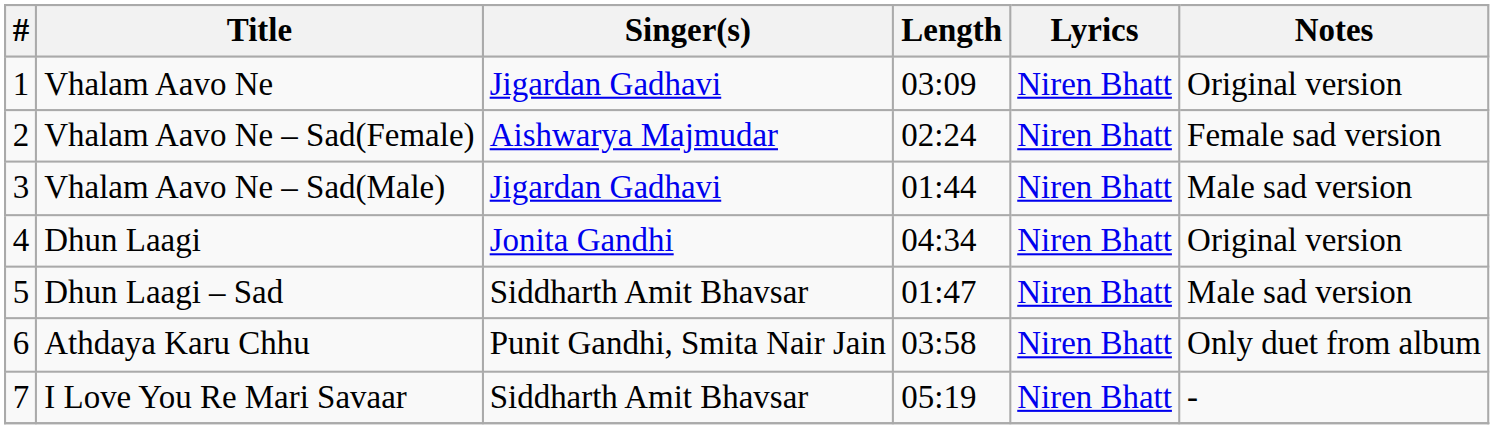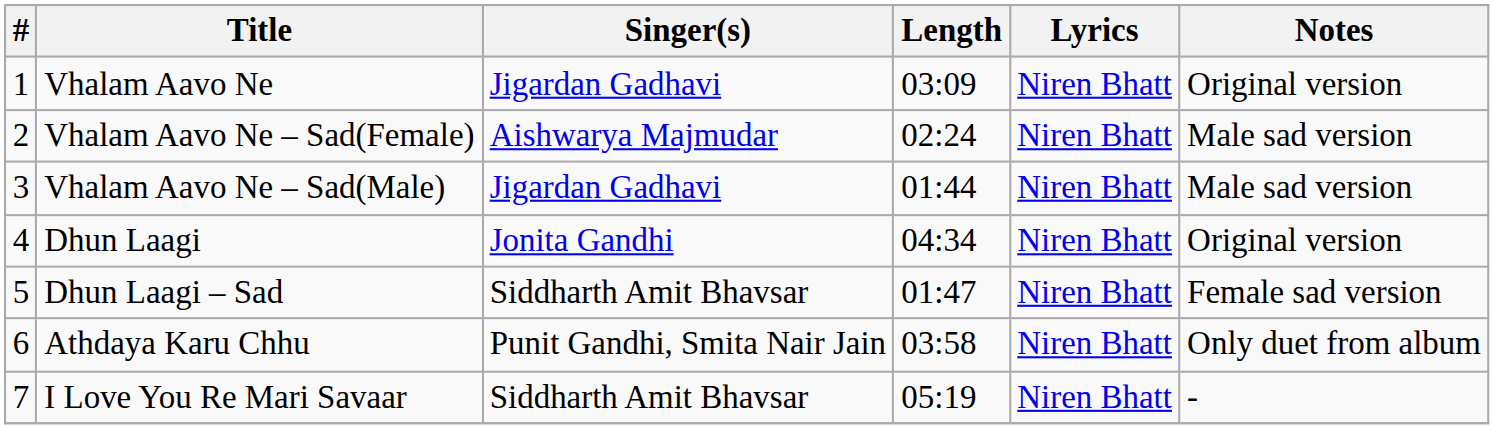(1314, 135) Female sad version -> (1300, 135) Male sad version
(1300, 291) Male sad version -> (1314, 291) Female sad version
